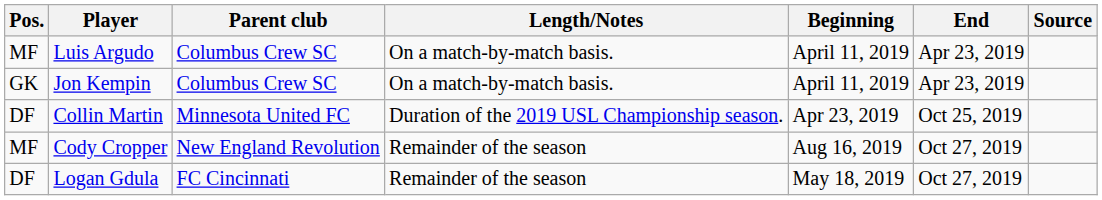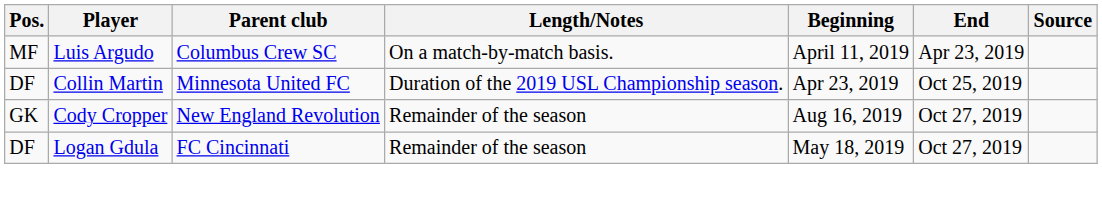- row: (102, 83)
(24, 147) MF -> (24, 115) GK
